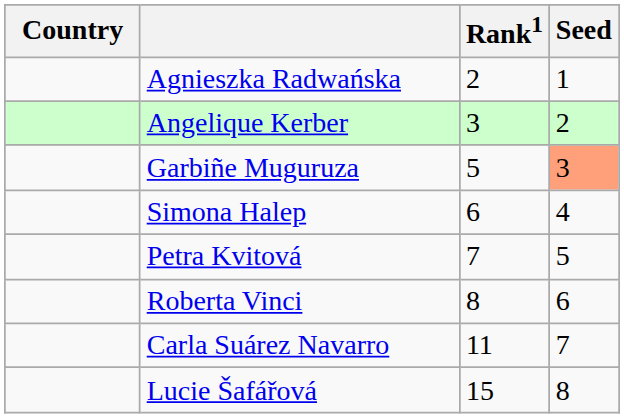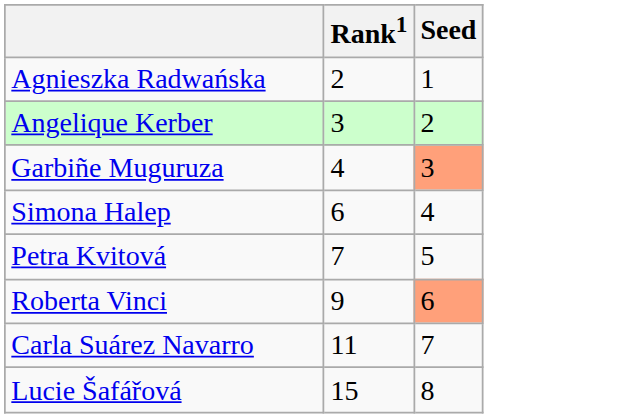- column: (73, 30)
(473, 167) 5 -> (337, 167) 4
(473, 300) 8 -> (337, 300) 9
(563, 300) no background -> (427, 300) lightsalmon background
